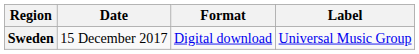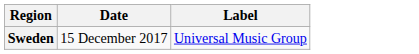- column: (223, 15)
